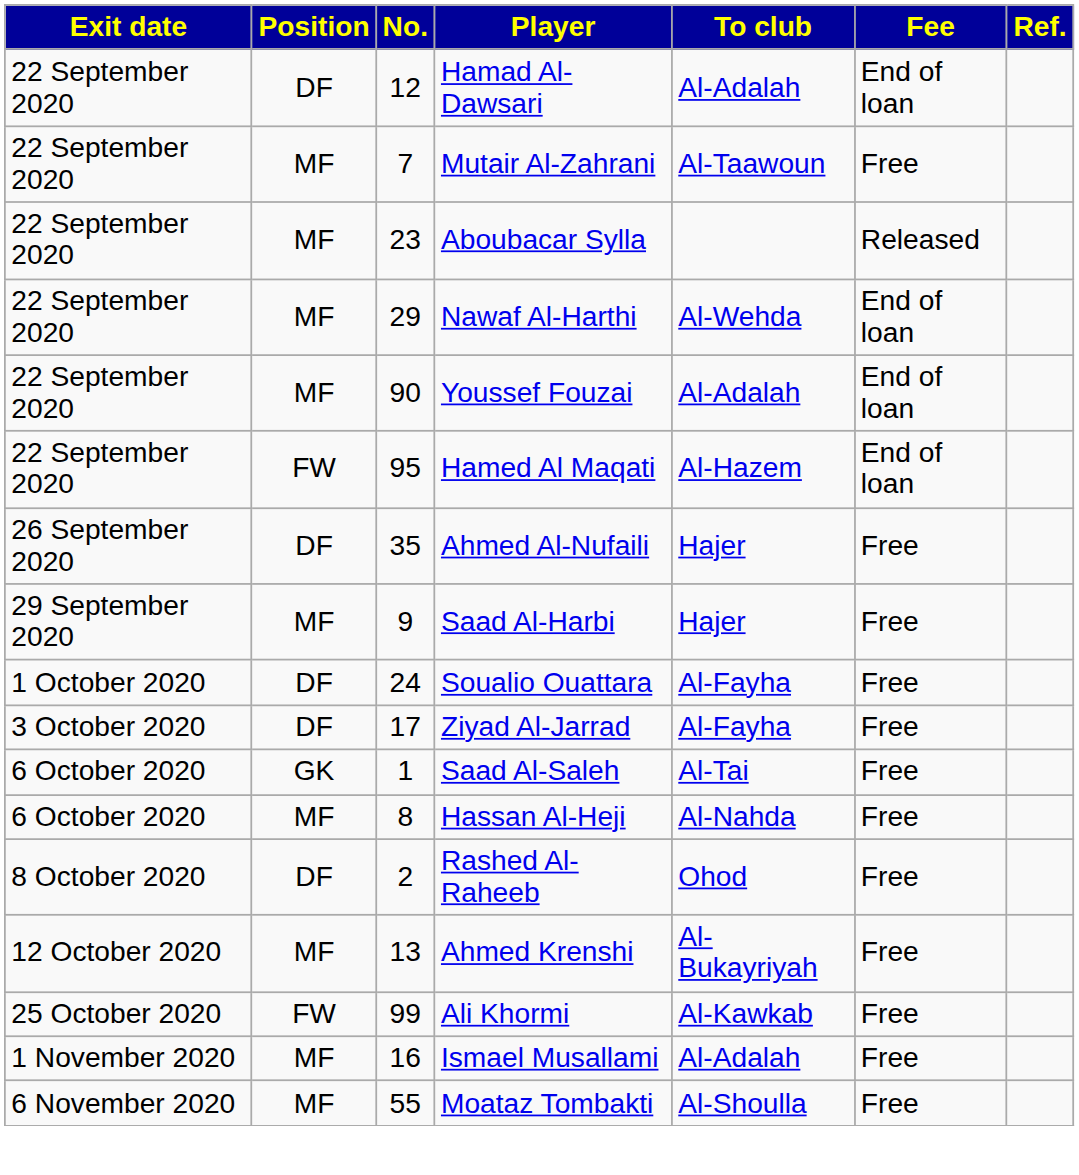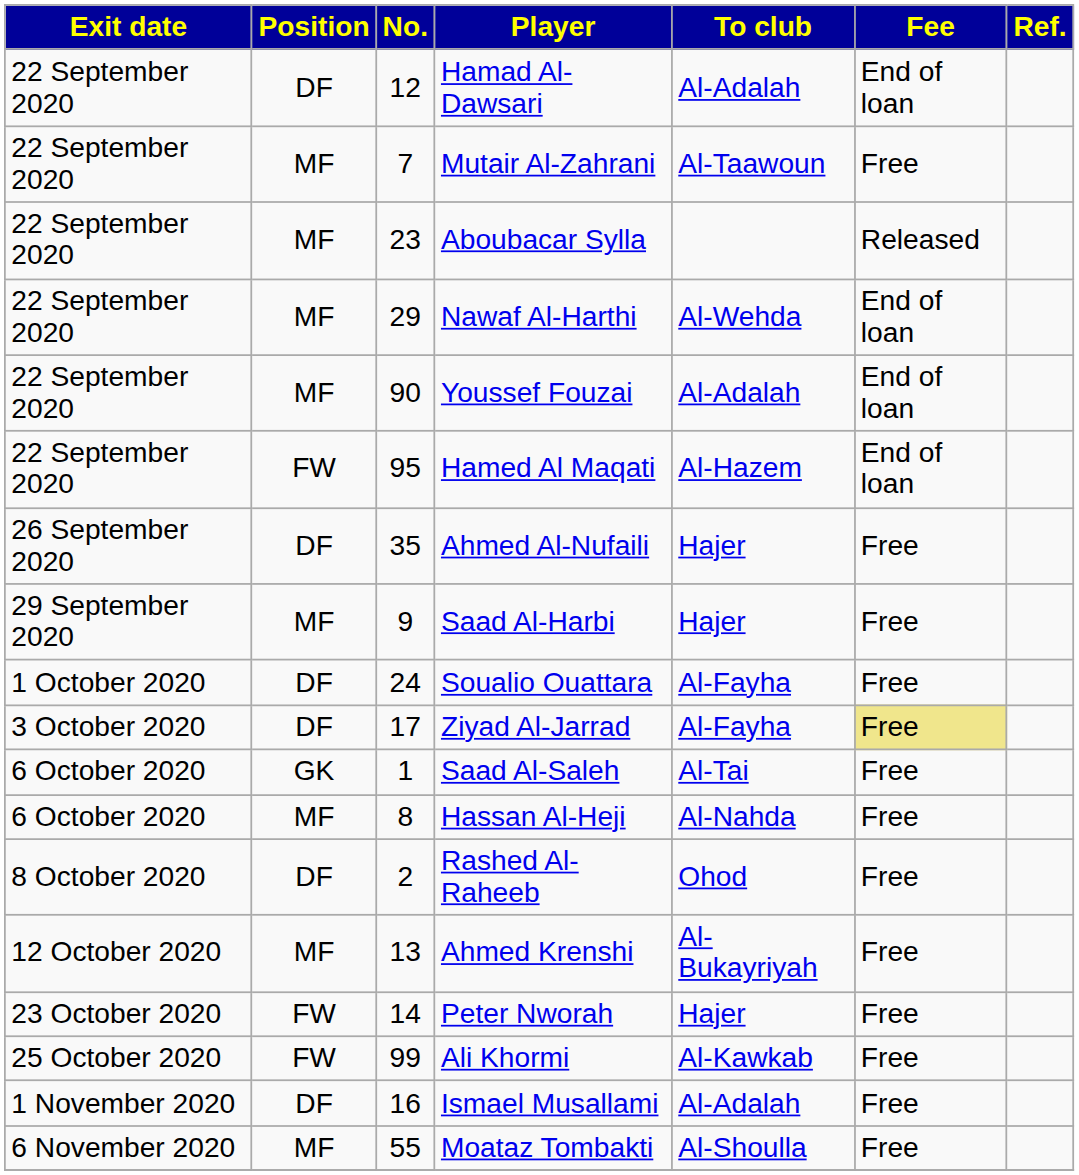(890, 726) no background -> (890, 726) khaki background
+ row: (527, 1013)
(314, 1058) MF -> (314, 1102) DF
